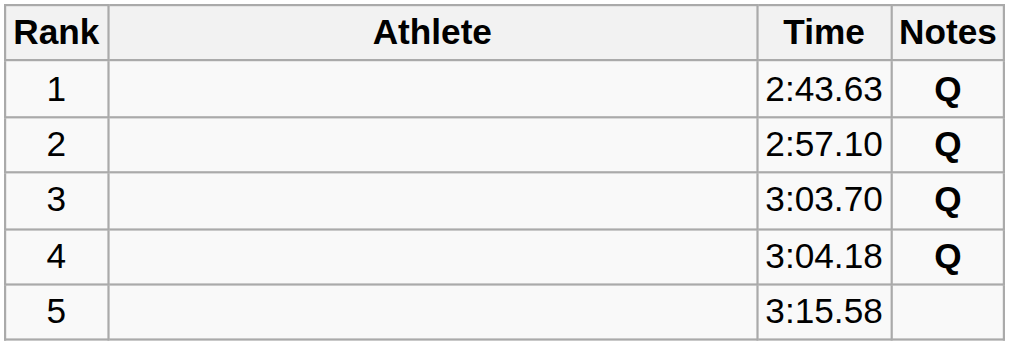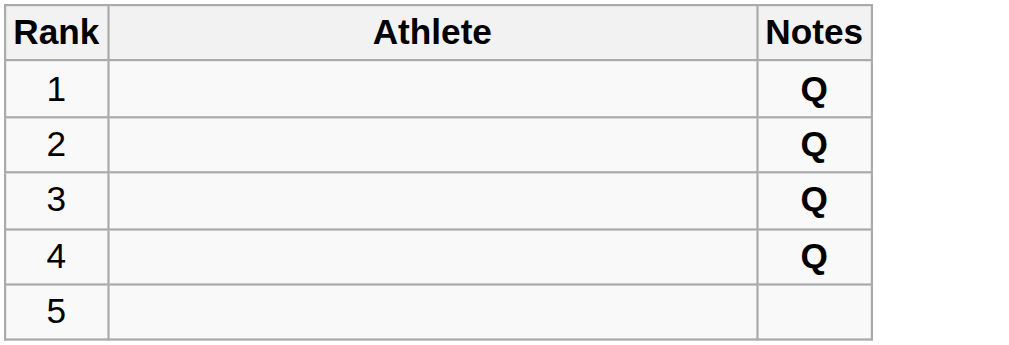- column: (824, 32)
